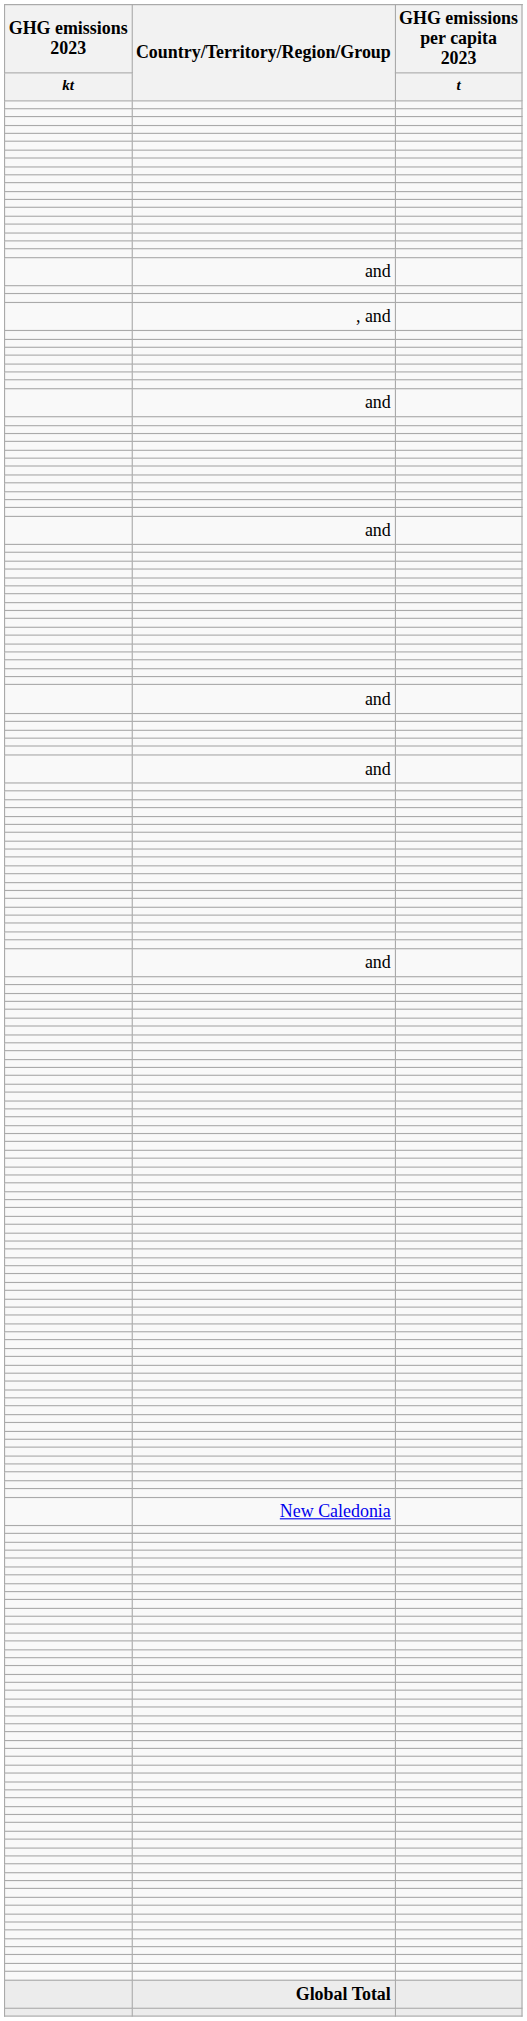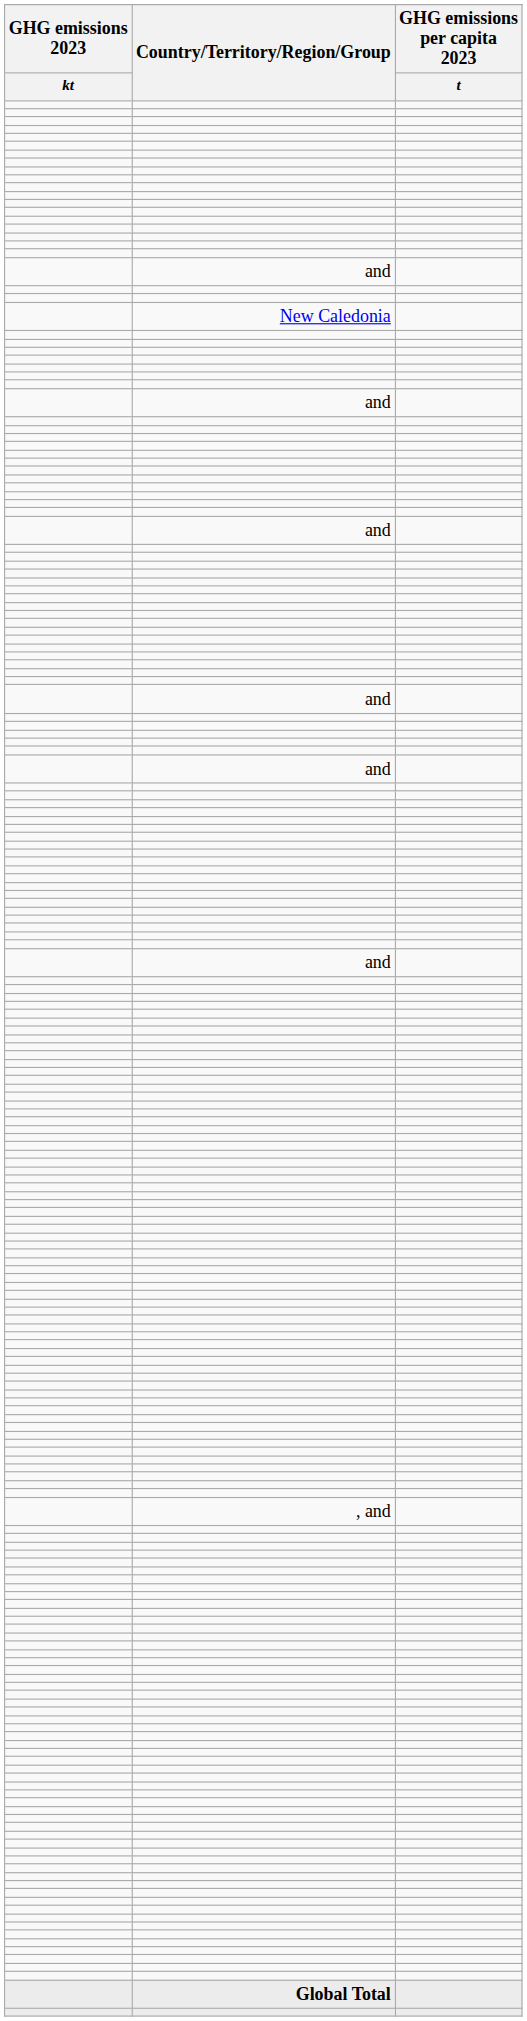rows swapped: (68, 316) <-> (68, 1511)
